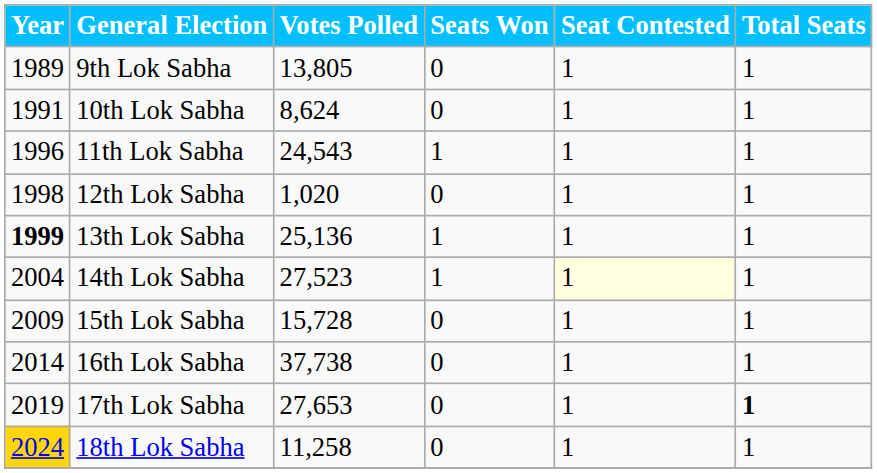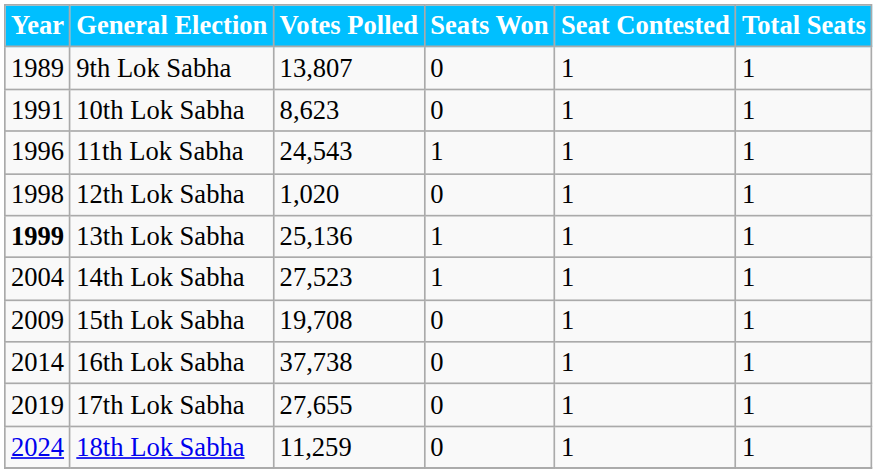(316, 67) 13,805 -> (316, 67) 13,807
(309, 109) 8,624 -> (309, 109) 8,623
(568, 278) lightyellow background -> (568, 278) no background
(316, 320) 15,728 -> (316, 320) 19,708
(316, 404) 27,653 -> (316, 404) 27,655
(749, 404) bold -> (749, 404) normal
(38, 446) gold background -> (38, 446) no background
(316, 446) 11,258 -> (316, 446) 11,259
